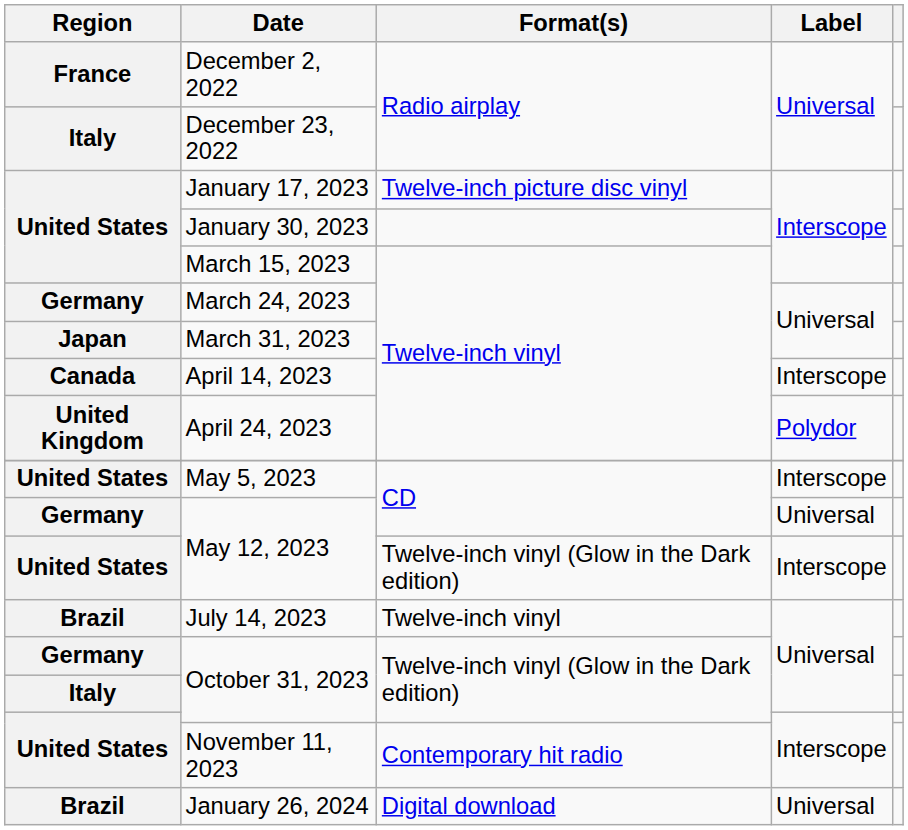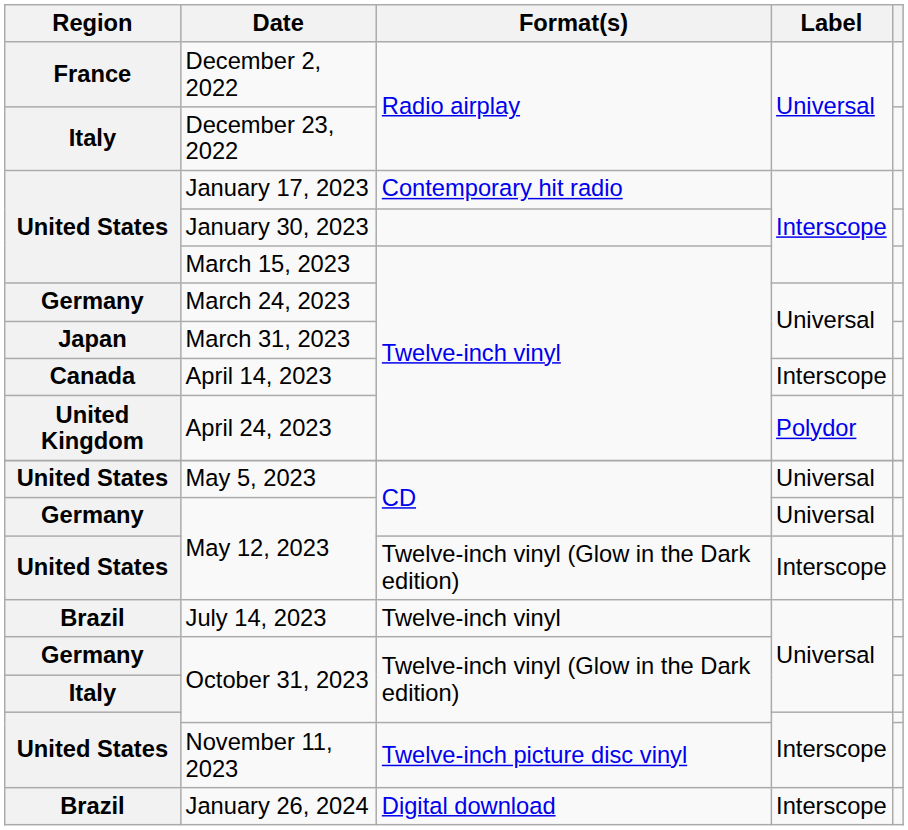(534, 189) Twelve-inch picture disc vinyl -> (502, 189) Contemporary hit radio
(831, 478) Interscope -> (825, 478) Universal
(502, 754) Contemporary hit radio -> (534, 754) Twelve-inch picture disc vinyl
(825, 805) Universal -> (831, 805) Interscope
